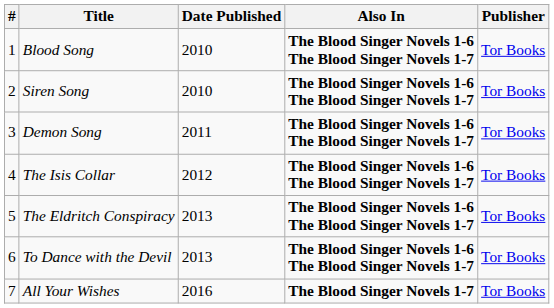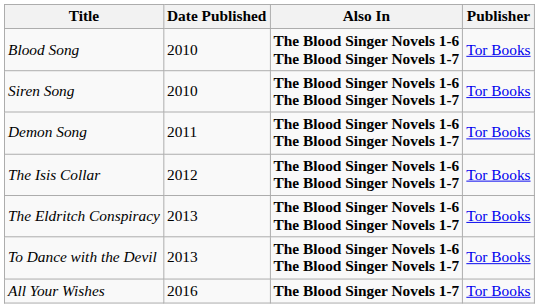- column: (12, 16)
